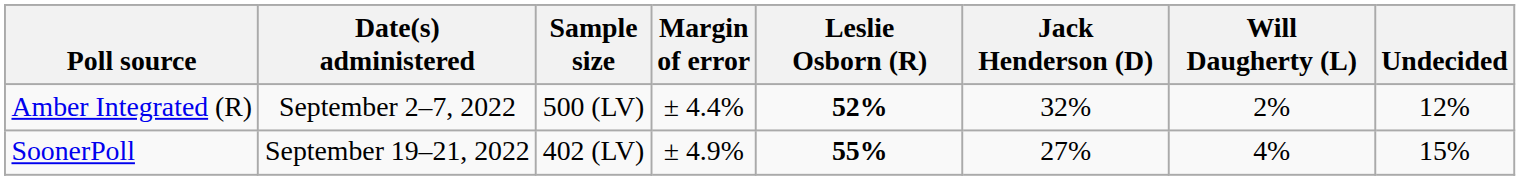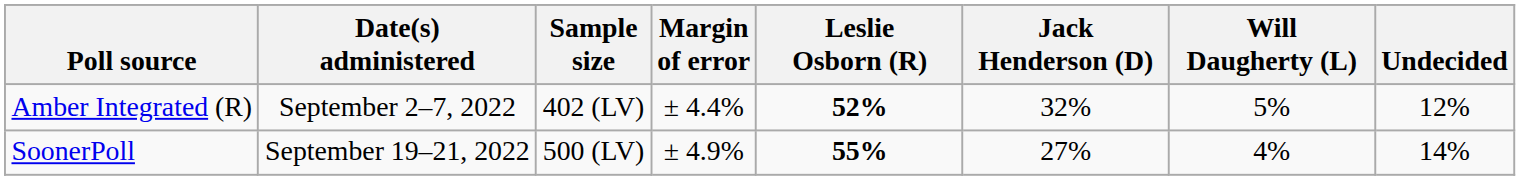(594, 106) 500 (LV) -> (594, 106) 402 (LV)
(1272, 106) 2% -> (1272, 106) 5%
(594, 152) 402 (LV) -> (594, 152) 500 (LV)
(1445, 152) 15% -> (1445, 152) 14%
